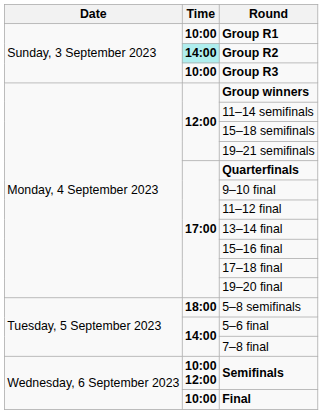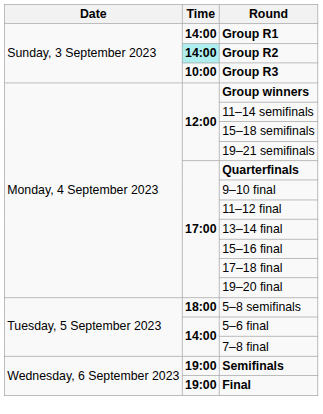(201, 33) 10:00 -> (201, 33) 14:00
(201, 372) 10:00 12:00 -> (201, 365) 19:00
(201, 399) 10:00 -> (201, 385) 19:00
